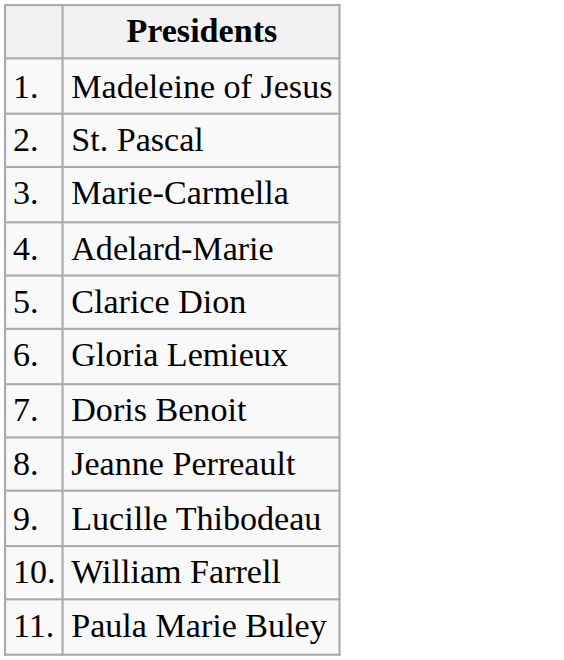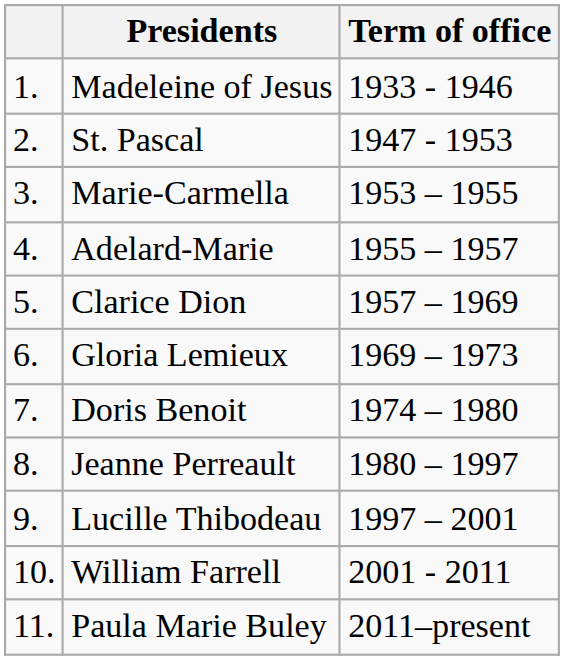+ column: (450, 31)
